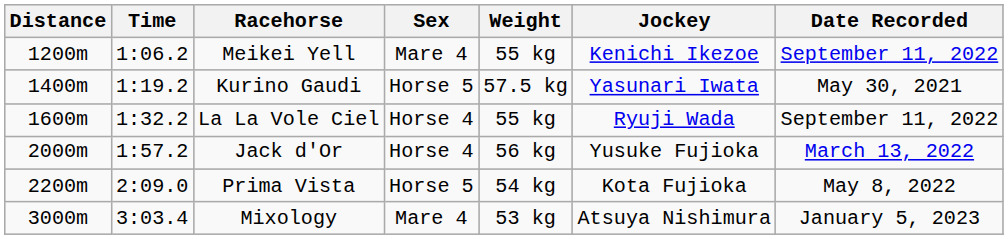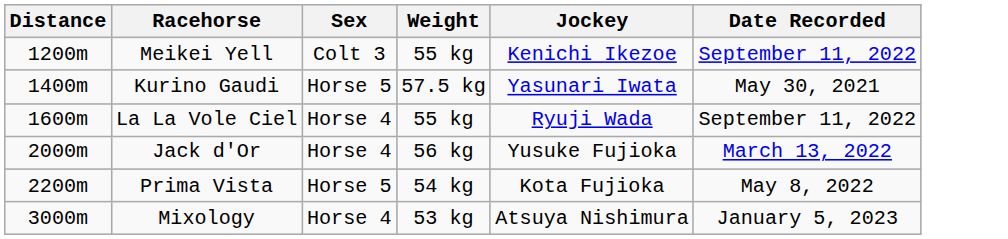- column: (152, 21)
(431, 54) Mare 4 -> (349, 54) Colt 3
(431, 218) Mare 4 -> (349, 218) Horse 4
